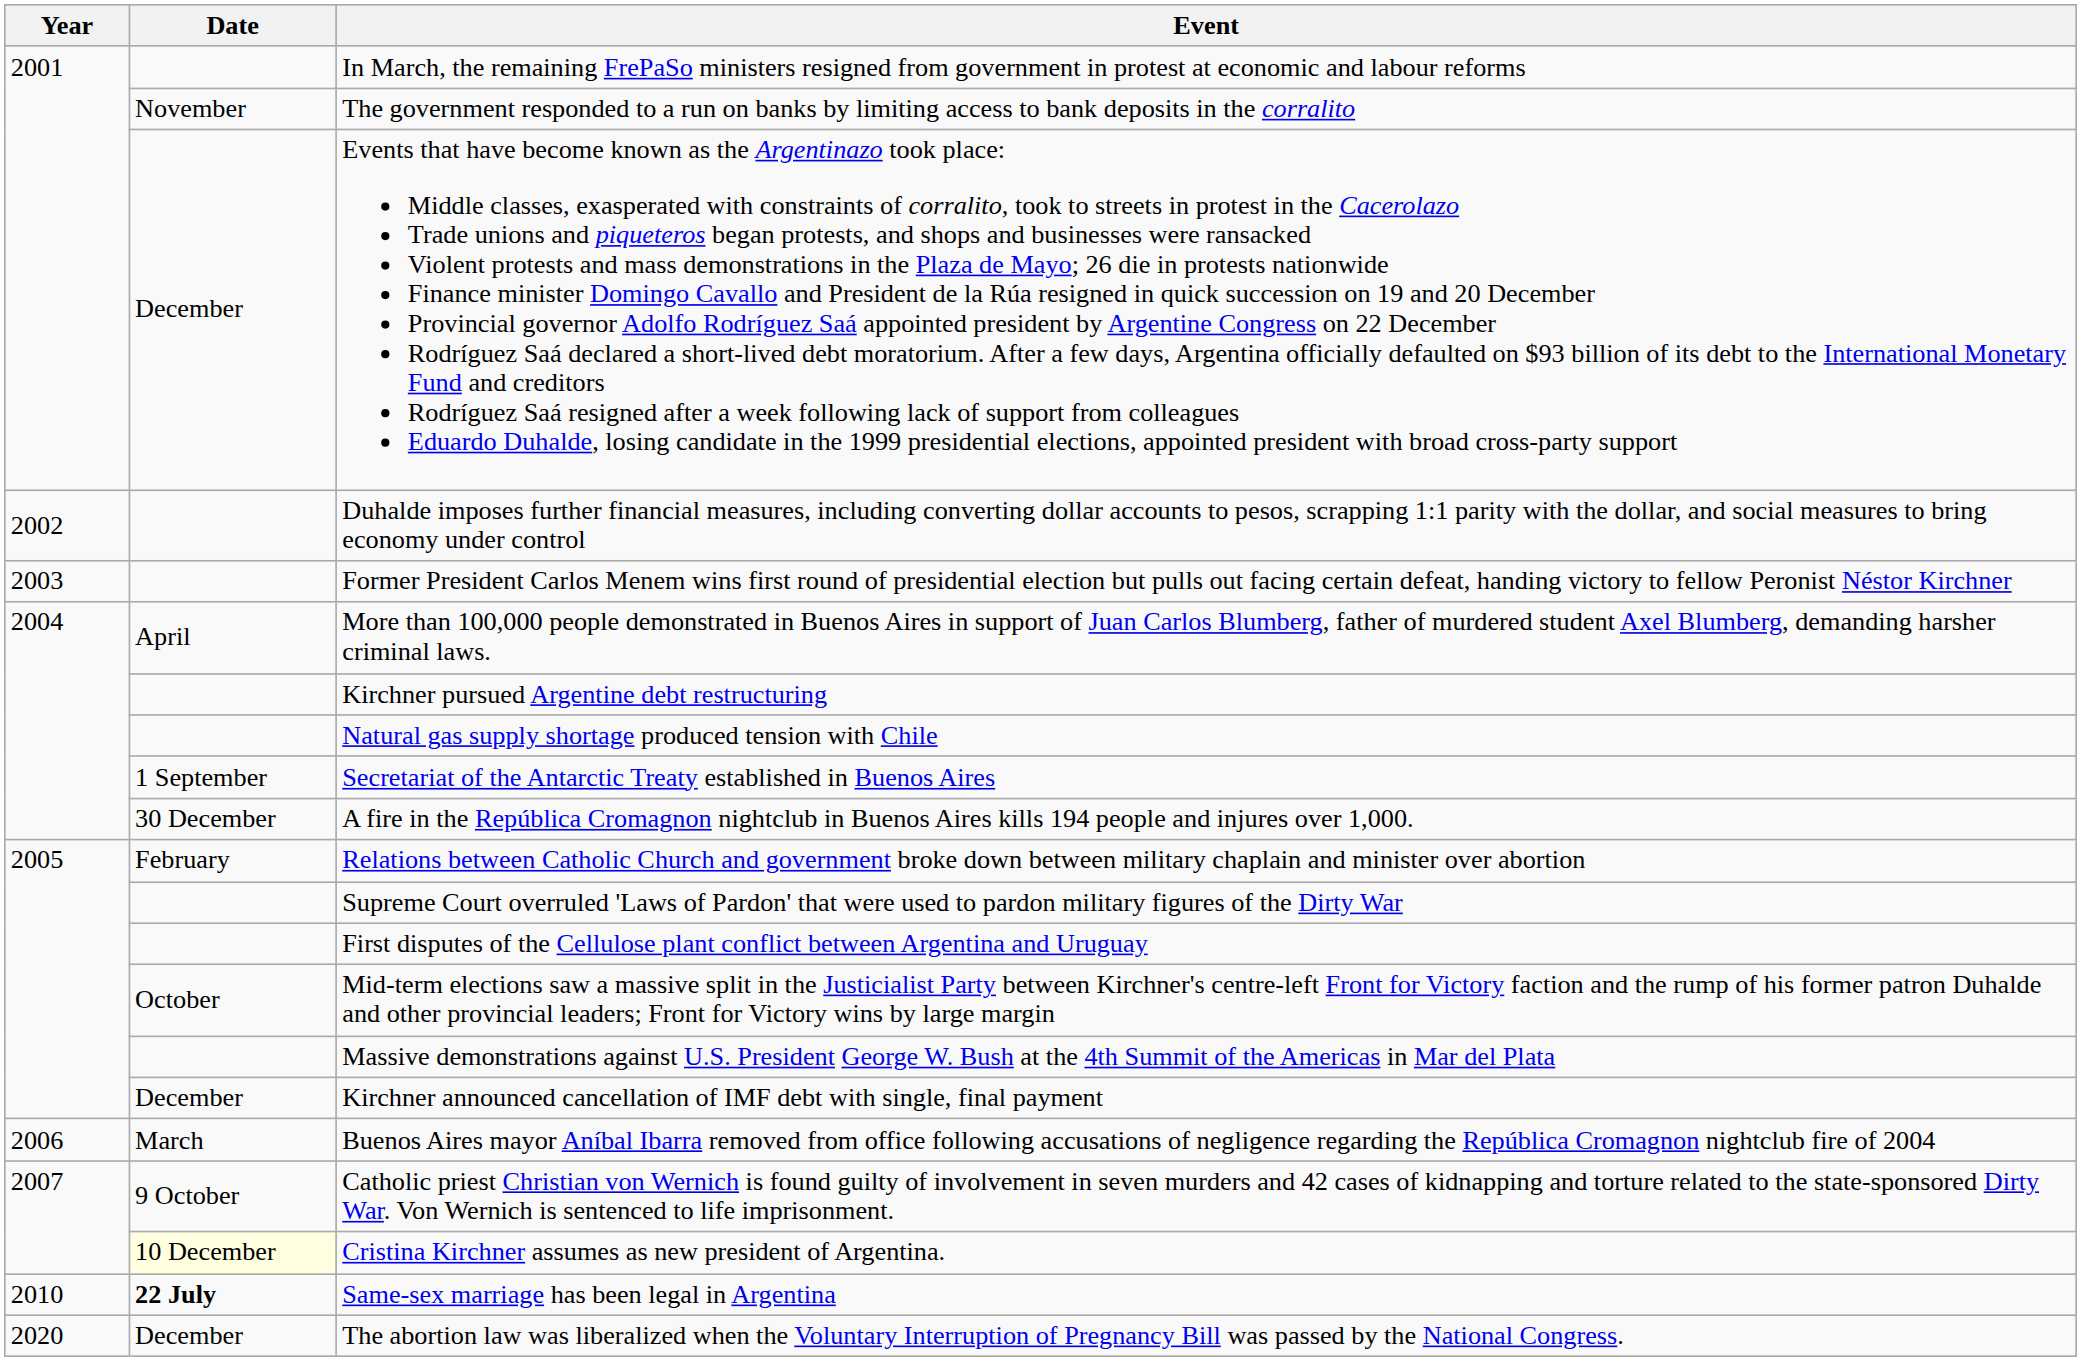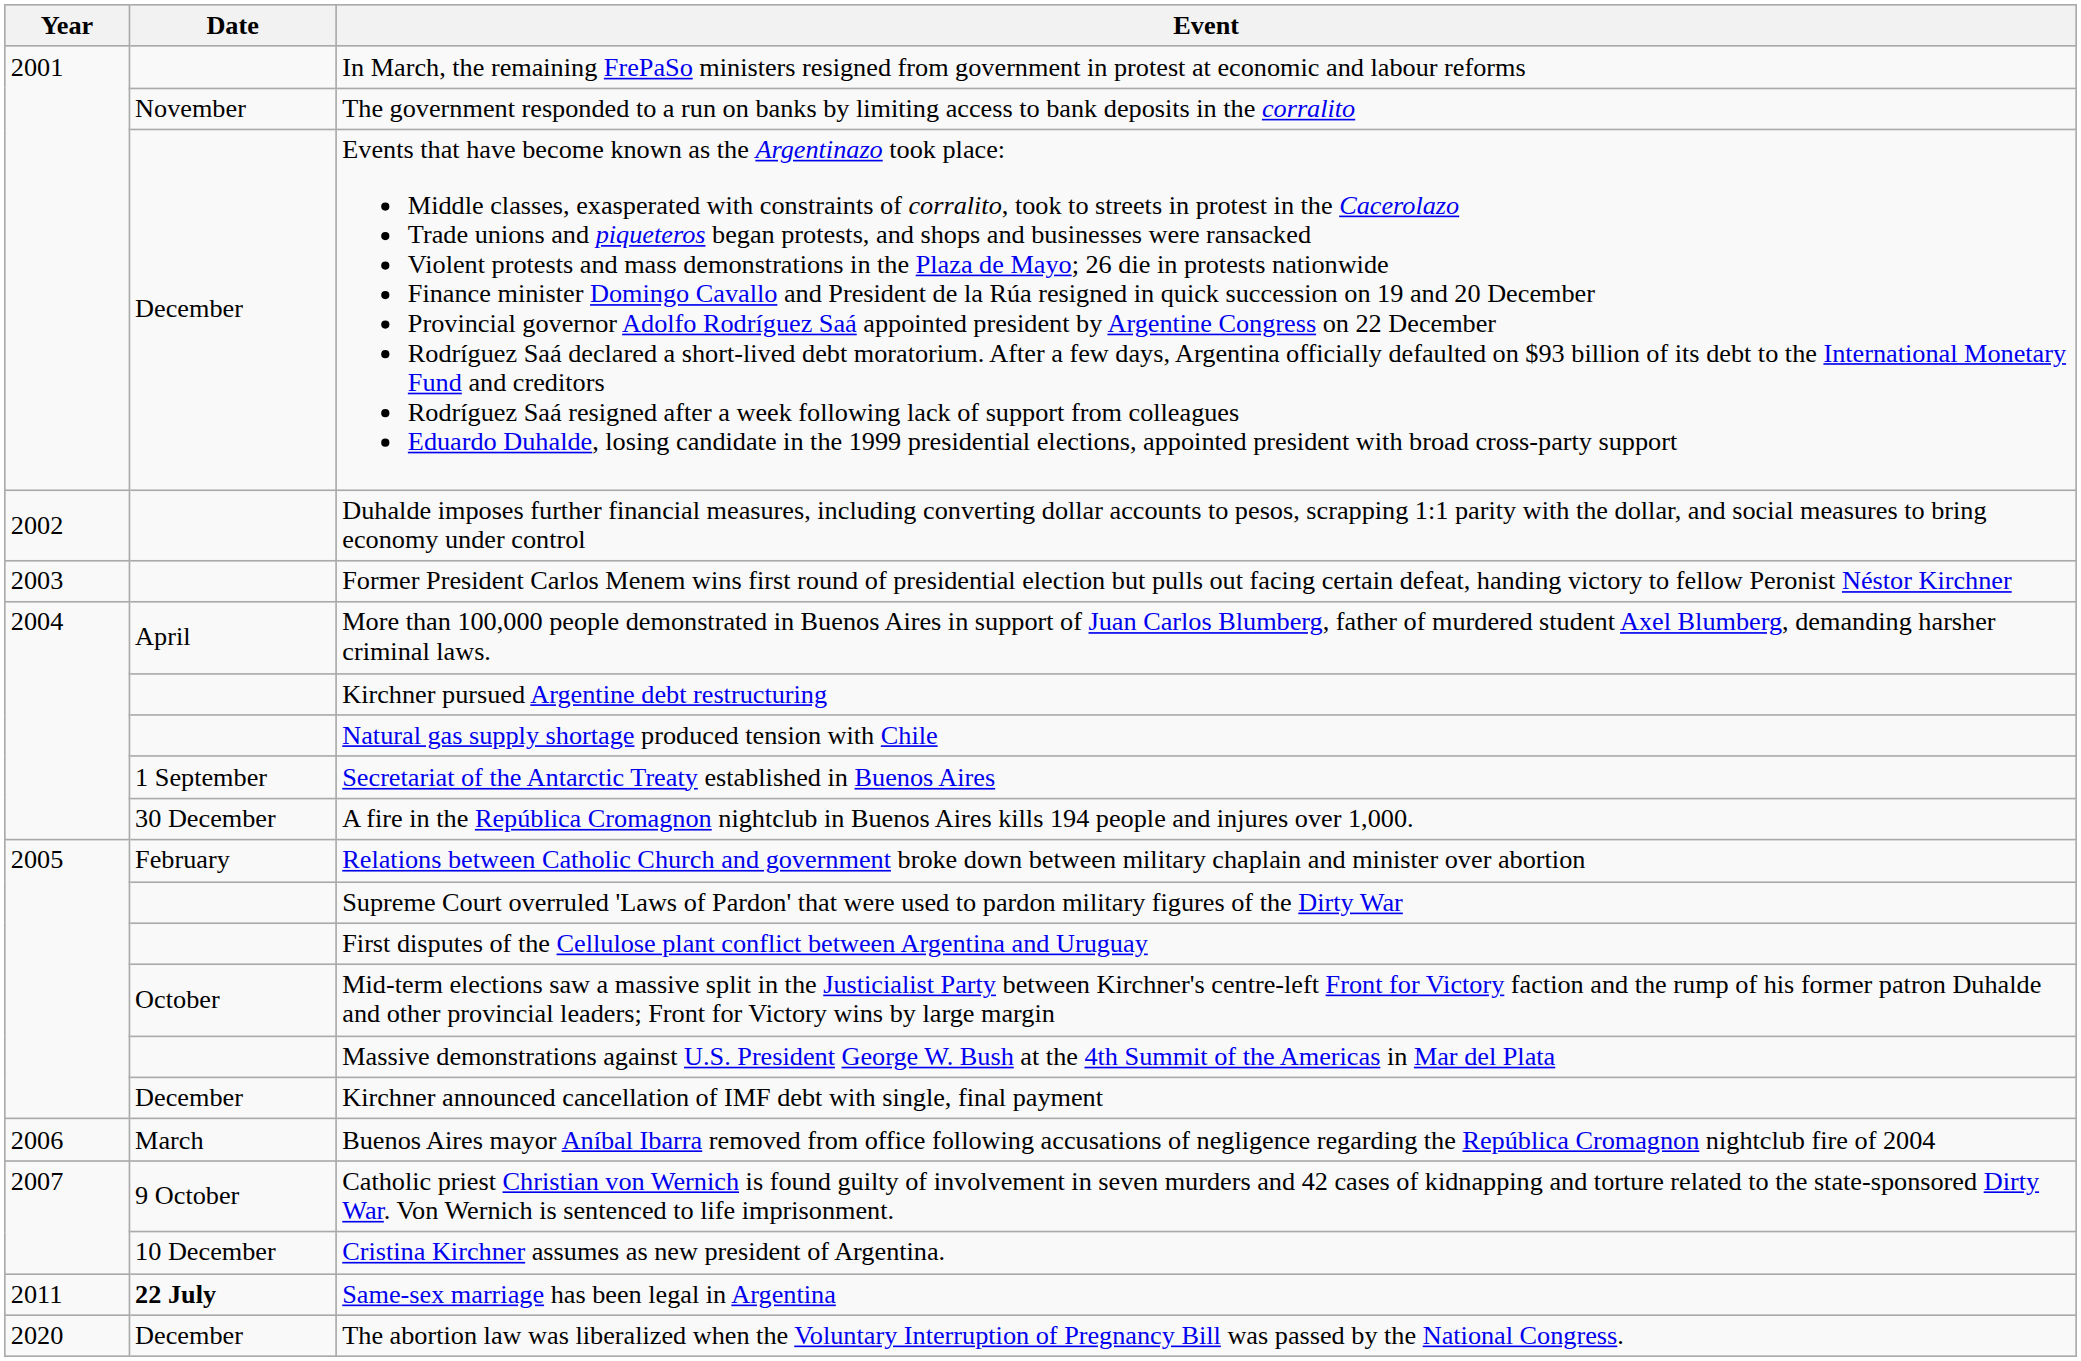(205, 1252) lightyellow background -> (205, 1252) no background
(37, 1293) 2010 -> (37, 1293) 2011
